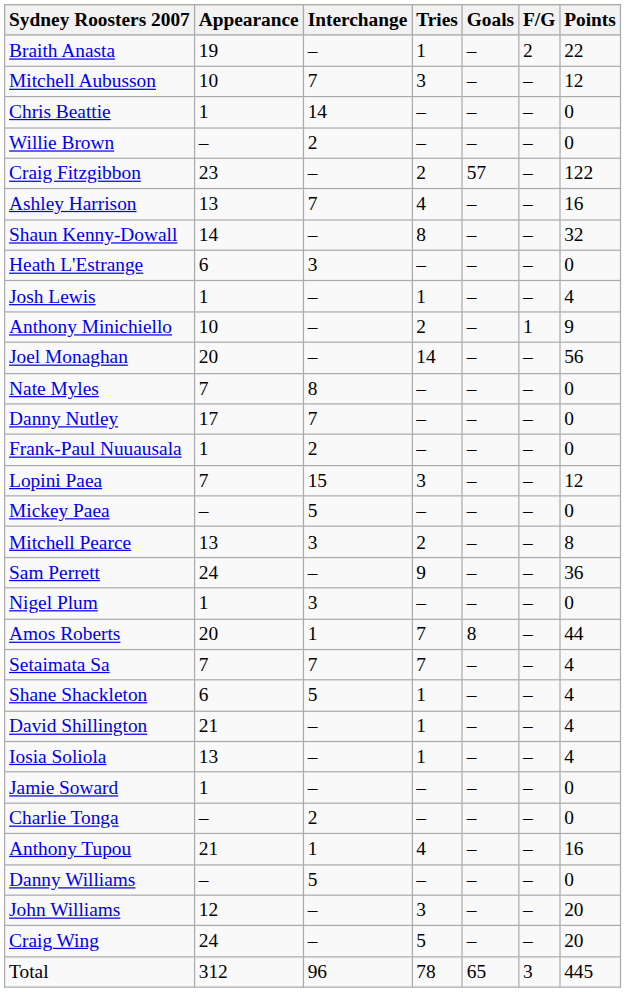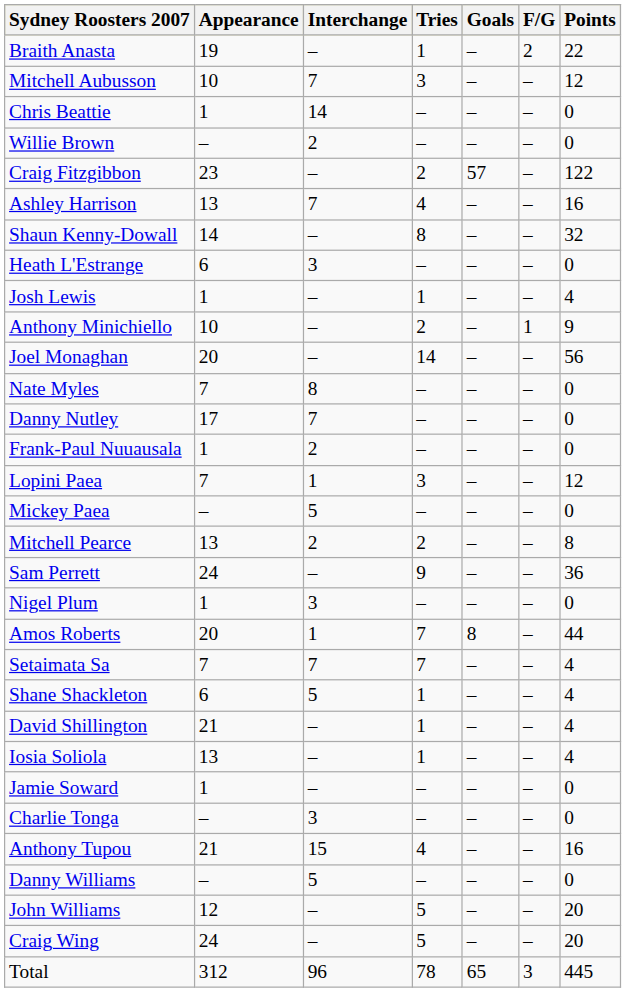(317, 480) 15 -> (312, 480) 1
(312, 541) 3 -> (312, 541) 2
(312, 818) 2 -> (312, 818) 3
(312, 848) 1 -> (317, 848) 15
(421, 910) 3 -> (421, 910) 5
